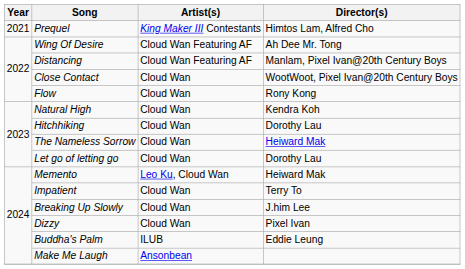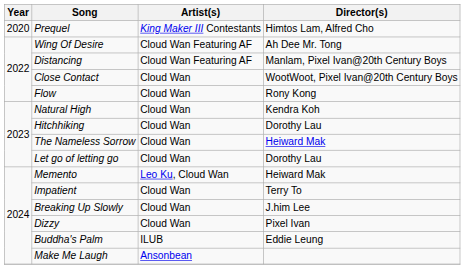(18, 28) 2021 -> (18, 28) 2020
